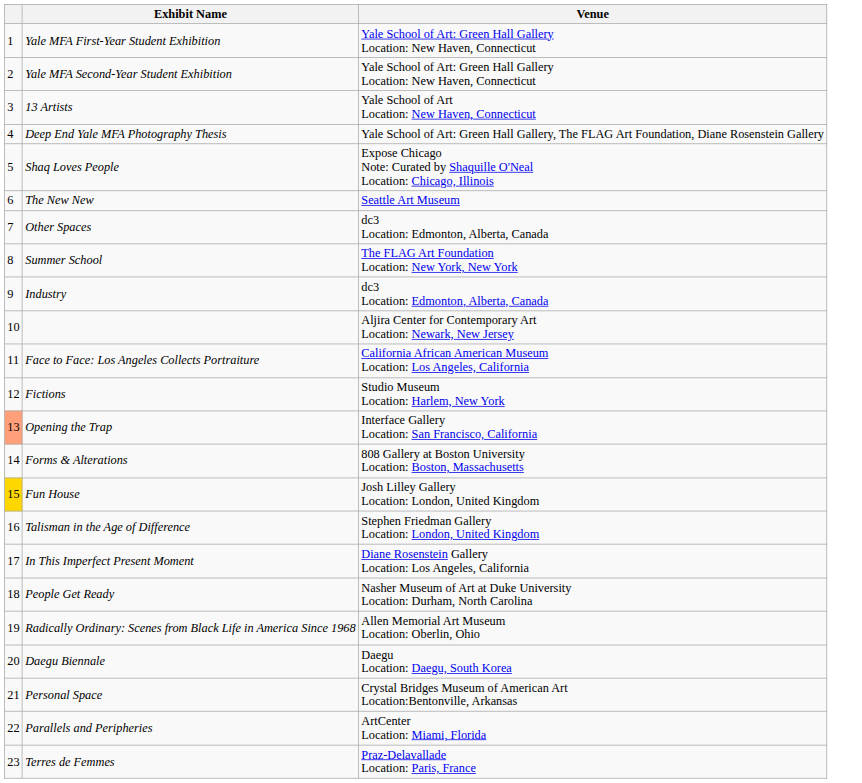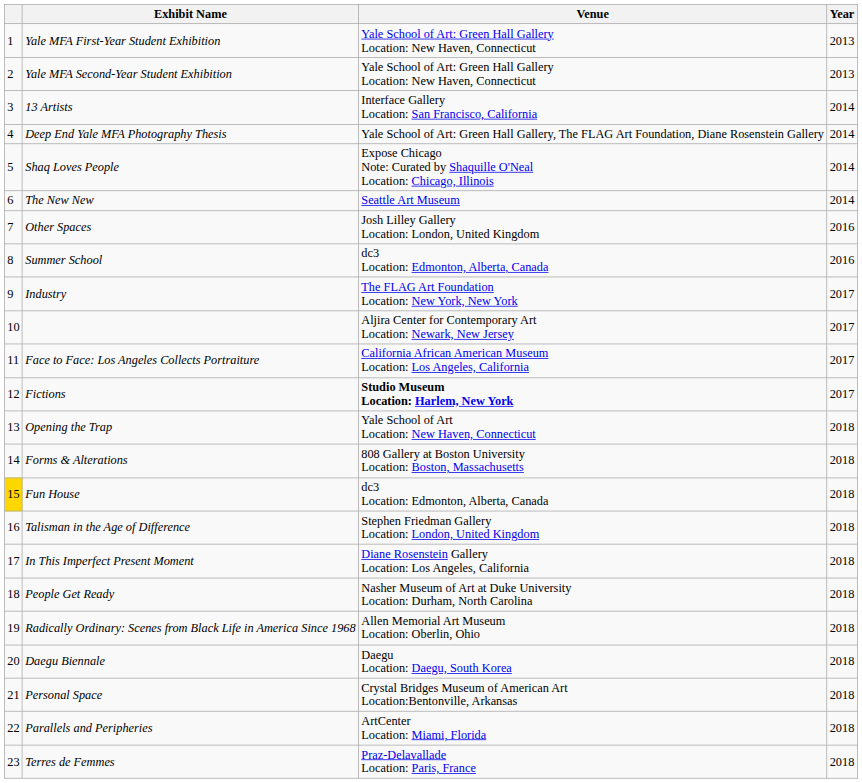+ column: (842, 14)
(449, 107) Yale School of Art Location: New Haven, Connecticut -> (449, 107) Interface Gallery Location: San Francisco, California
(455, 227) dc3 Location: Edmonton, Alberta, Canada -> (450, 227) Josh Lilley Gallery Location: London, United Kingdom
(440, 260) The FLAG Art Foundation Location: New York, New York -> (455, 260) dc3 Location: Edmonton, Alberta, Canada
(455, 294) dc3 Location: Edmonton, Alberta, Canada -> (440, 294) The FLAG Art Foundation Location: New York, New York
(433, 394) normal -> (437, 394) bold
(13, 427) lightsalmon background -> (13, 427) no background
(449, 427) Interface Gallery Location: San Francisco, California -> (449, 427) Yale School of Art Location: New Haven, Connecticut
(450, 494) Josh Lilley Gallery Location: London, United Kingdom -> (455, 494) dc3 Location: Edmonton, Alberta, Canada
